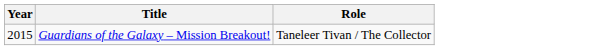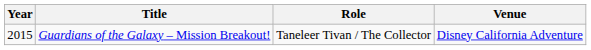+ column: (510, 14)
